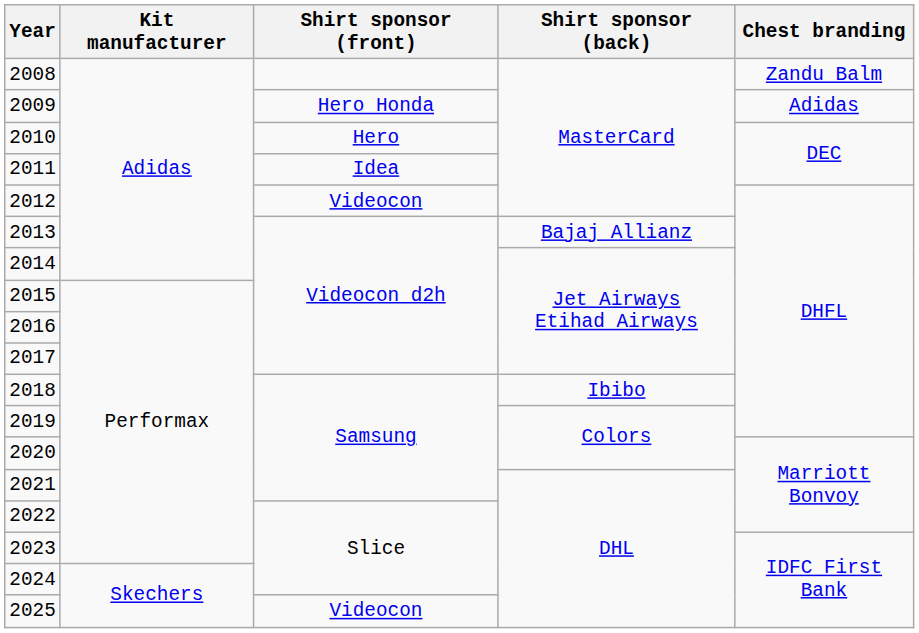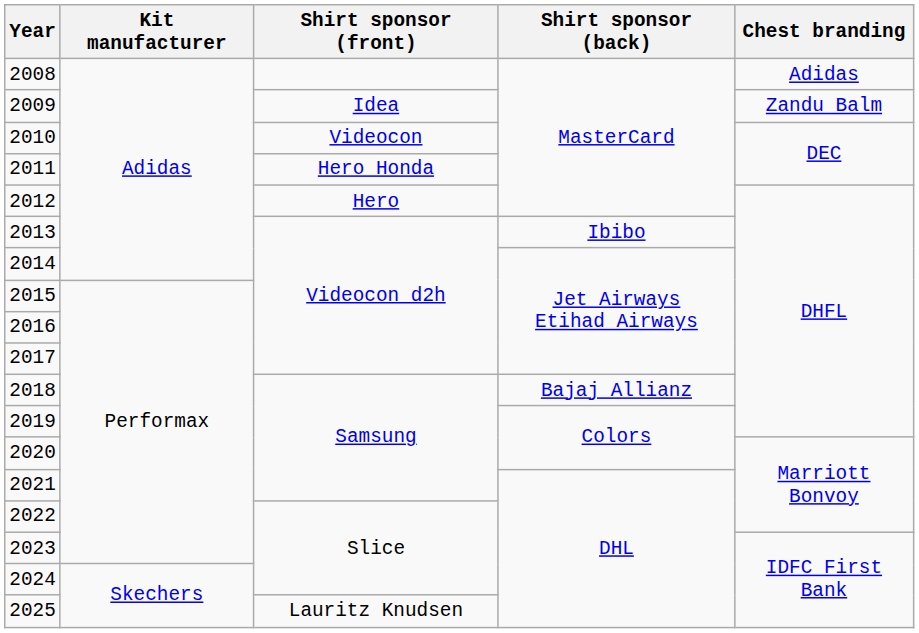(824, 74) Zandu Balm -> (824, 74) Adidas
(376, 106) Hero Honda -> (376, 106) Idea
(824, 106) Adidas -> (824, 106) Zandu Balm
(376, 138) Hero -> (376, 138) Videocon
(376, 169) Idea -> (376, 169) Hero Honda
(376, 201) Videocon -> (376, 201) Hero
(616, 232) Bajaj Allianz -> (616, 232) Ibibo
(616, 390) Ibibo -> (616, 390) Bajaj Allianz
(376, 611) Videocon -> (376, 611) Lauritz Knudsen
